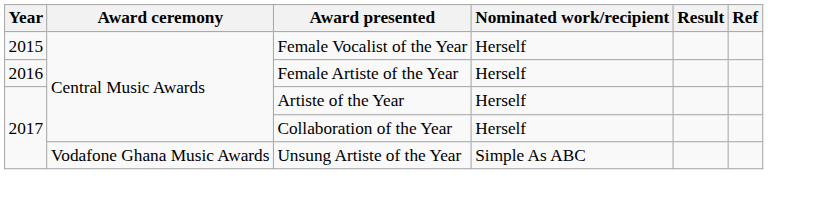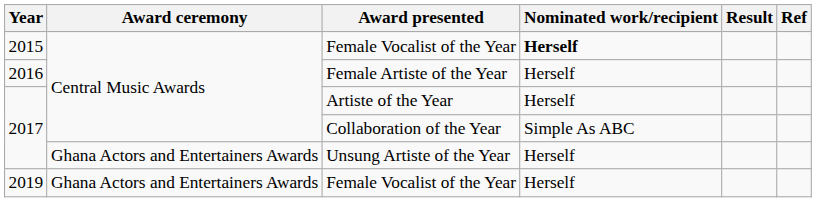(501, 45) normal -> (551, 45) bold
(501, 127) Herself -> (579, 127) Simple As ABC
(160, 155) Vodafone Ghana Music Awards -> (185, 155) Ghana Actors and Entertainers Awards
(530, 155) Simple As ABC -> (549, 155) Herself
+ row: (26, 182)
